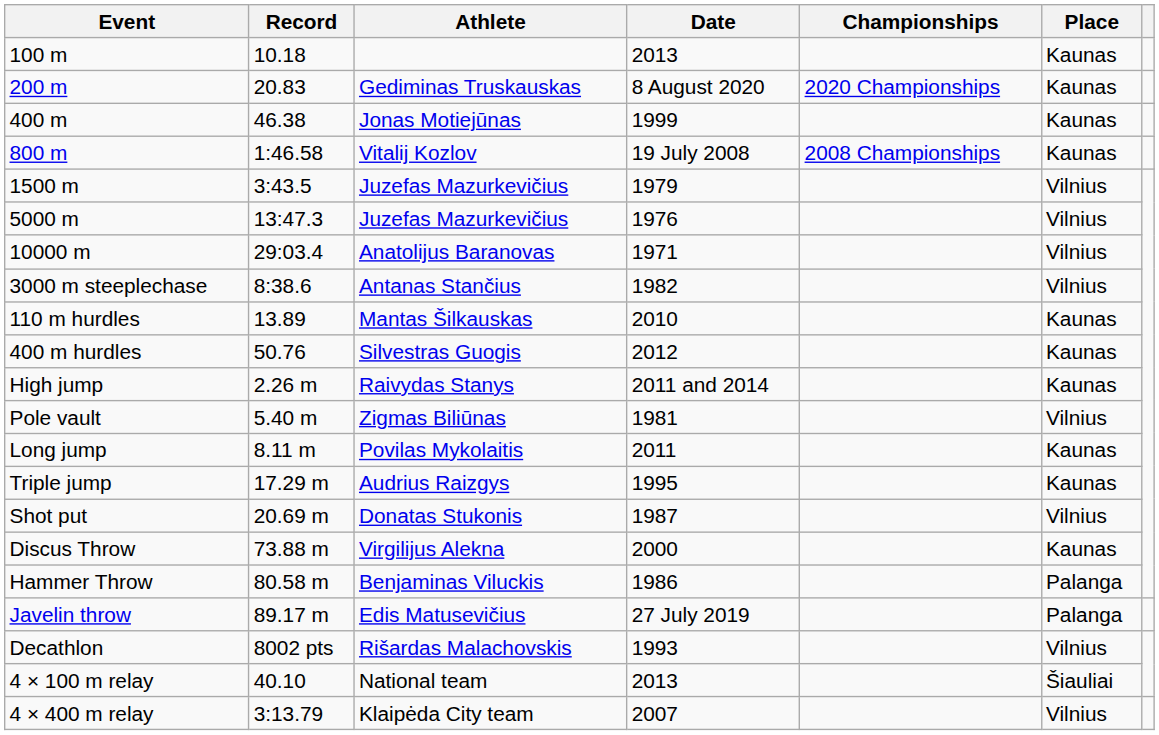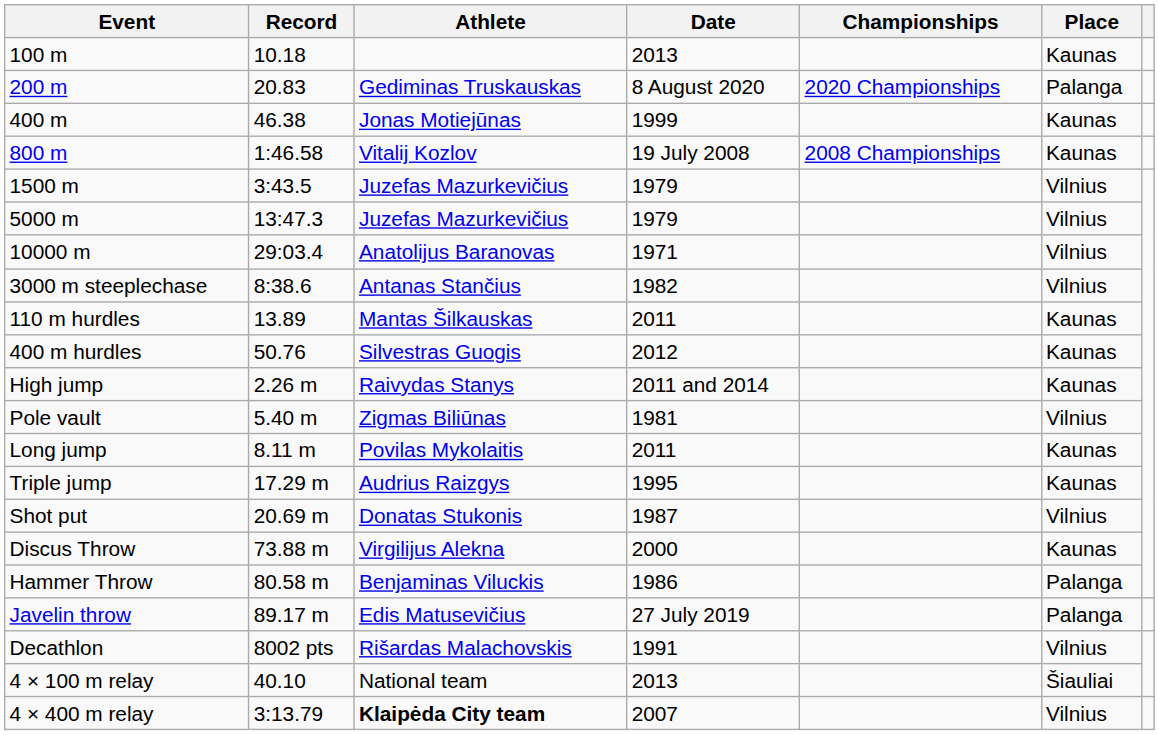(1081, 87) Kaunas -> (1084, 87) Palanga
(655, 219) 1976 -> (655, 219) 1979
(655, 318) 2010 -> (654, 318) 2011
(655, 648) 1993 -> (655, 648) 1991
(446, 714) normal -> (452, 714) bold
